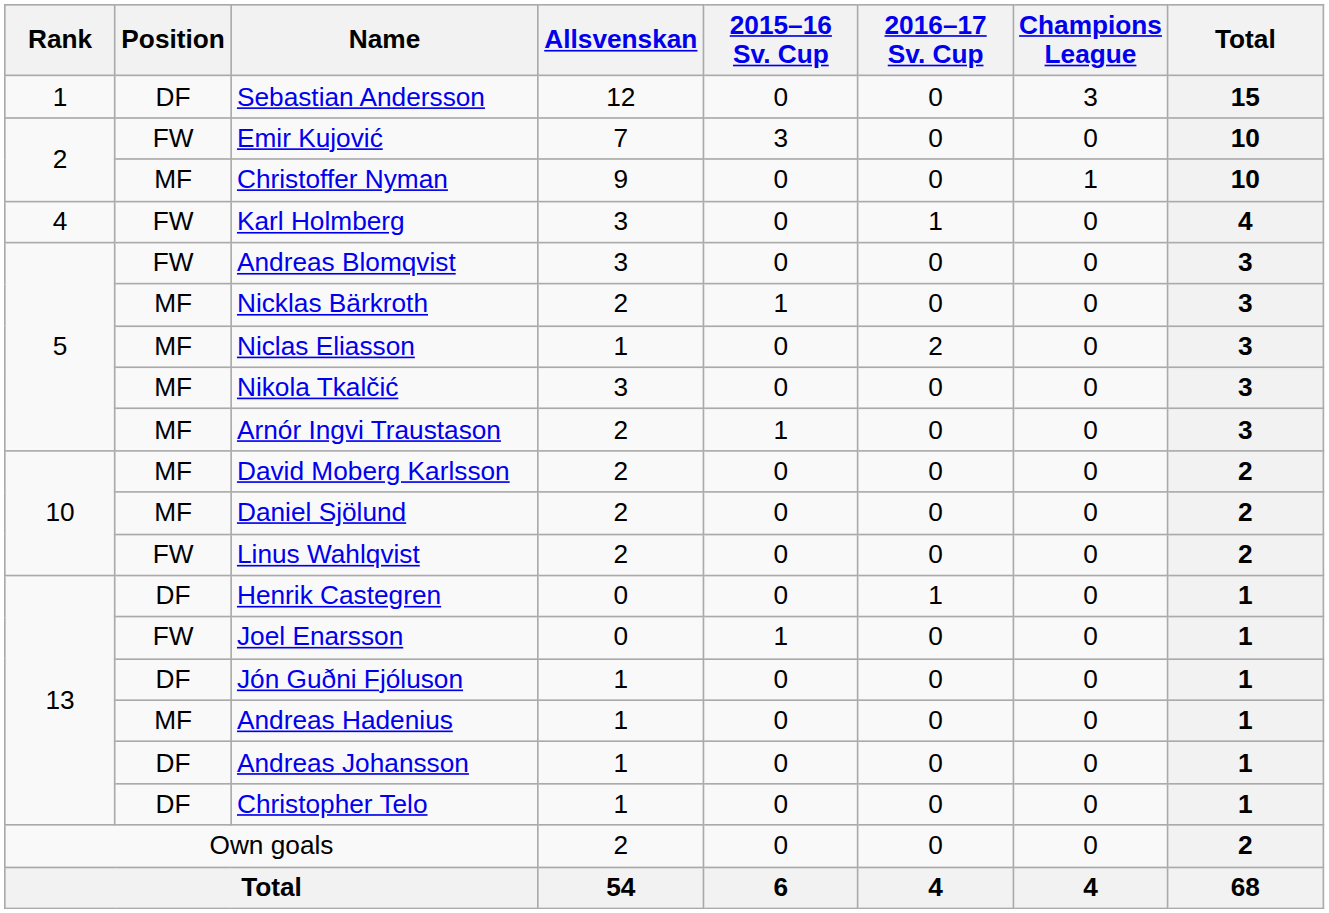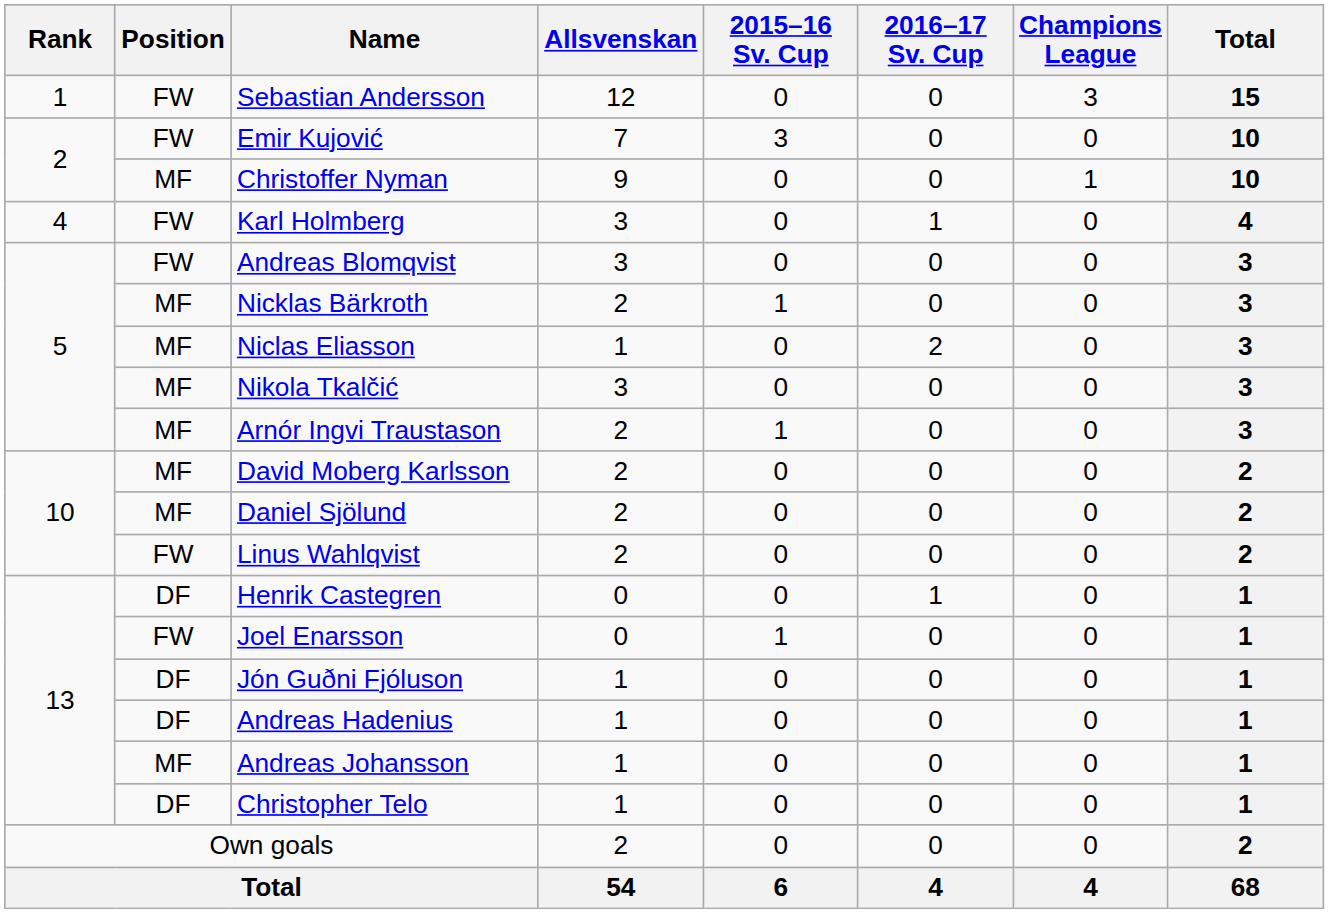(173, 96) DF -> (173, 96) FW
(173, 720) MF -> (173, 720) DF
(173, 762) DF -> (173, 762) MF
